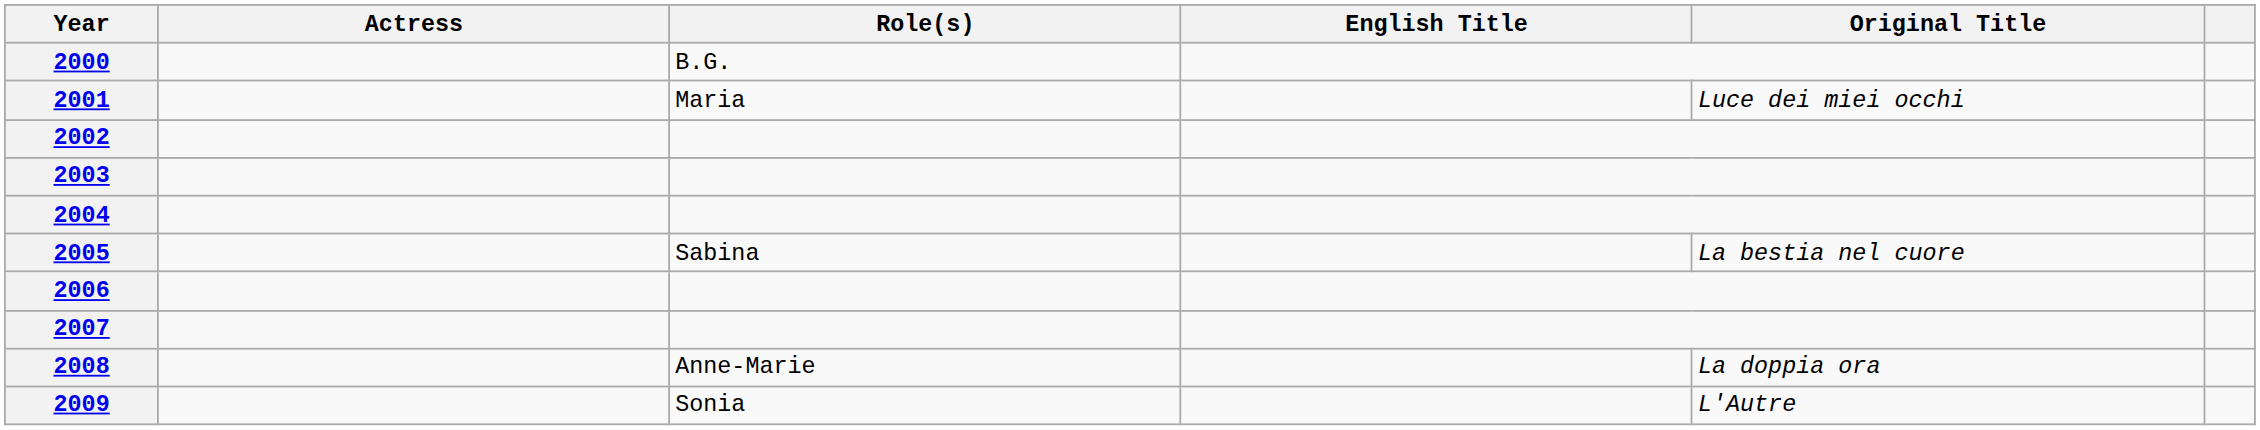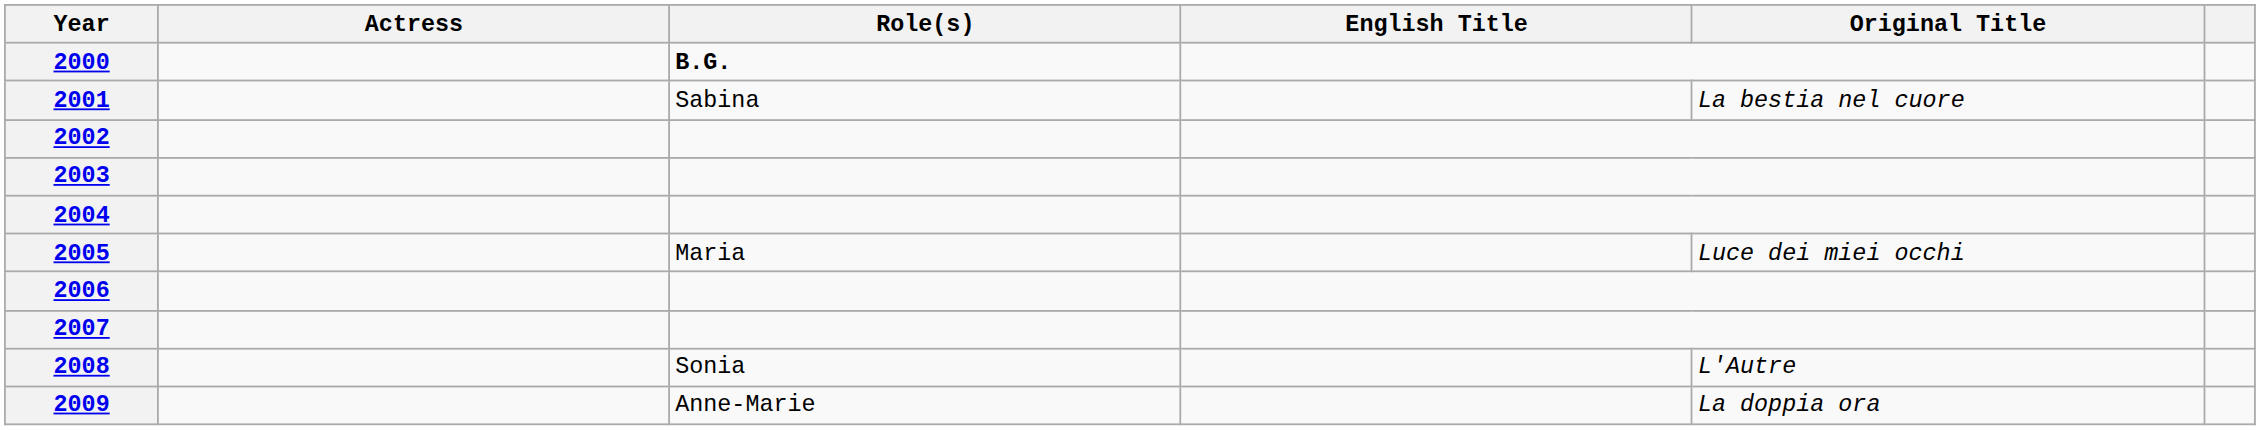(703, 62) normal -> (703, 62) bold
(710, 100) Maria -> (717, 100) Sabina
(1831, 100) Luce dei miei occhi -> (1831, 100) La bestia nel cuore
(717, 253) Sabina -> (710, 253) Maria
(1831, 253) La bestia nel cuore -> (1831, 253) Luce dei miei occhi
(745, 367) Anne-Marie -> (710, 367) Sonia
(1789, 367) La doppia ora -> (1747, 367) L'Autre
(710, 405) Sonia -> (745, 405) Anne-Marie
(1747, 405) L'Autre -> (1789, 405) La doppia ora
